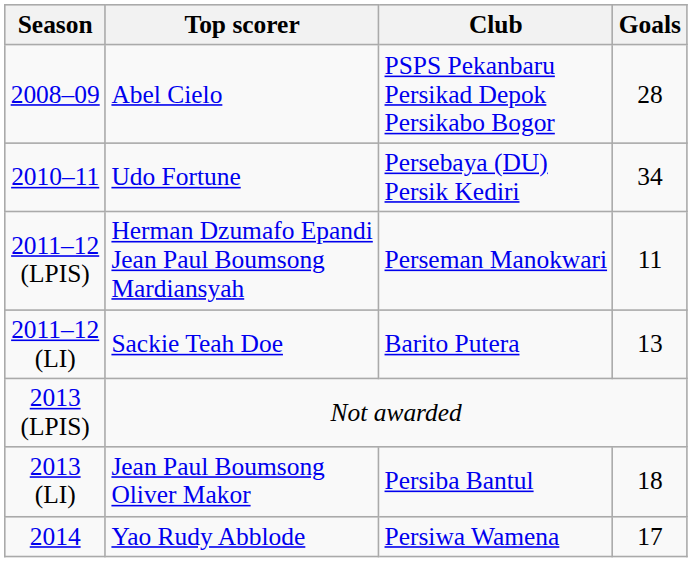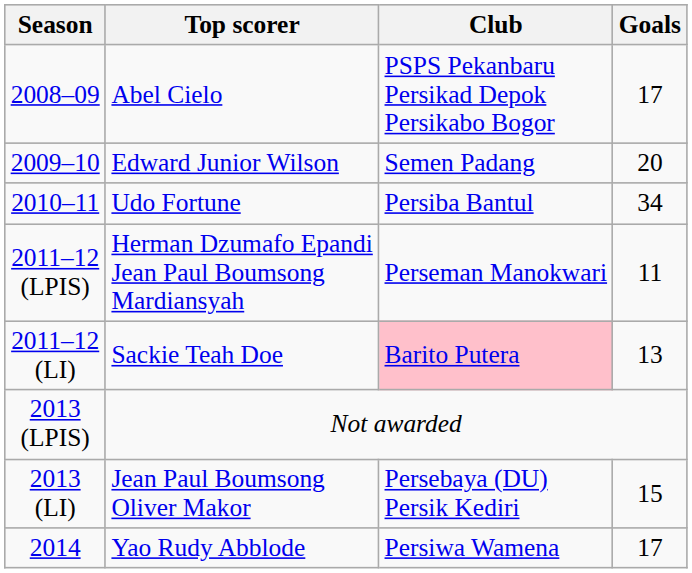(650, 93) 28 -> (650, 93) 17
+ row: (55, 162)
(466, 176) Persebaya (DU) Persik Kediri -> (459, 202) Persiba Bantul
(452, 343) no background -> (452, 355) pink background
(459, 481) Persiba Bantul -> (466, 493) Persebaya (DU) Persik Kediri
(650, 481) 18 -> (650, 493) 15
